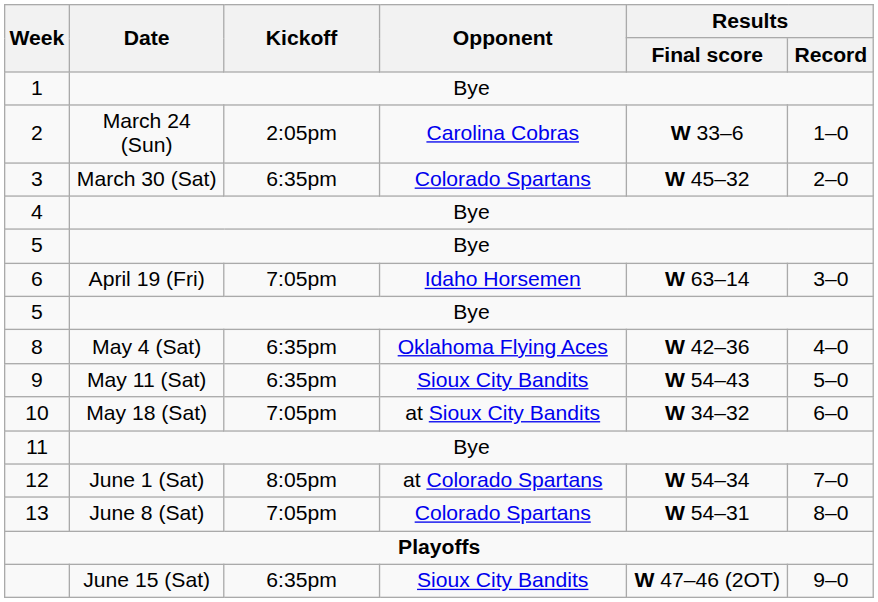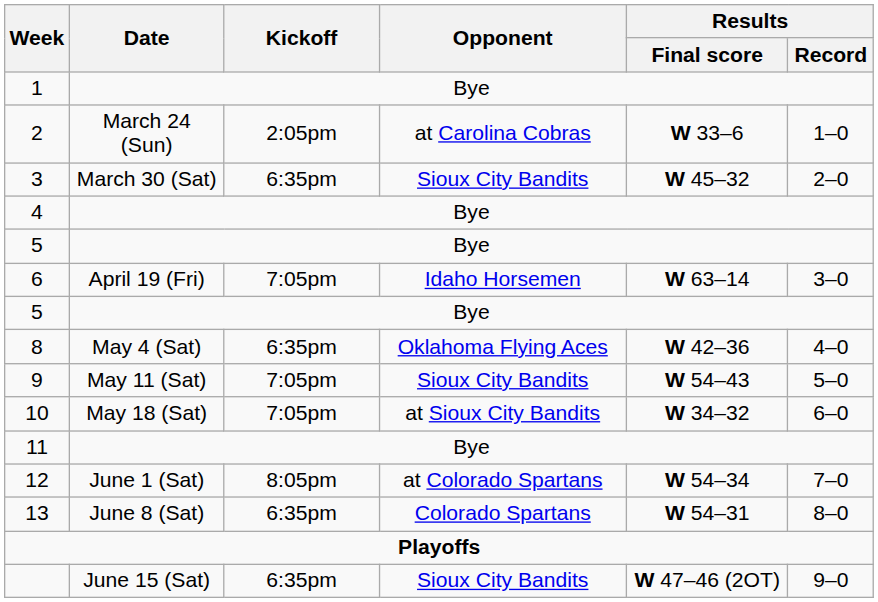(503, 133) Carolina Cobras -> (503, 133) at Carolina Cobras
(503, 178) Colorado Spartans -> (503, 178) Sioux City Bandits
(302, 379) 6:35pm -> (302, 379) 7:05pm
(302, 513) 7:05pm -> (302, 513) 6:35pm
